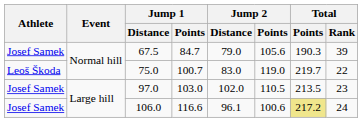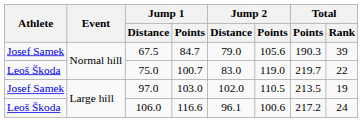(342, 89) 23 -> (342, 89) 19
(36, 108) Josef Samek -> (34, 108) Leoš Škoda
(308, 108) khaki background -> (308, 108) no background
